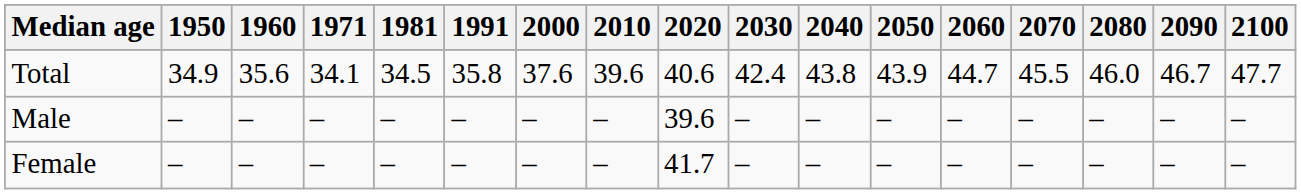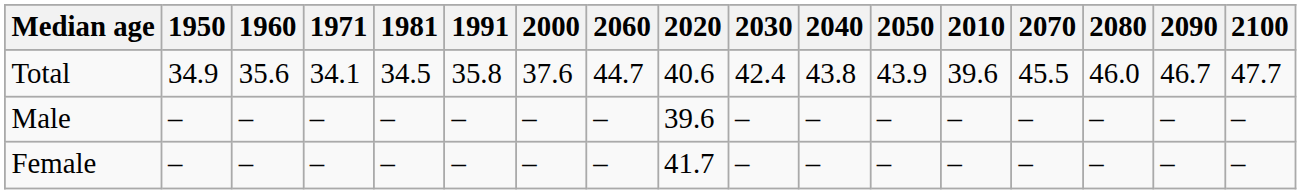columns swapped: (622, 27) <-> (976, 27)
